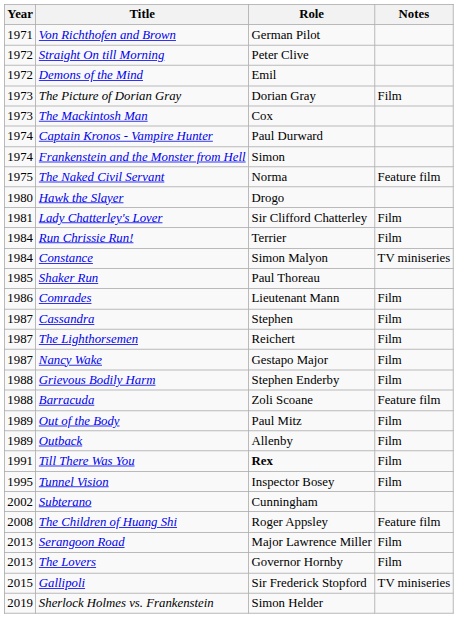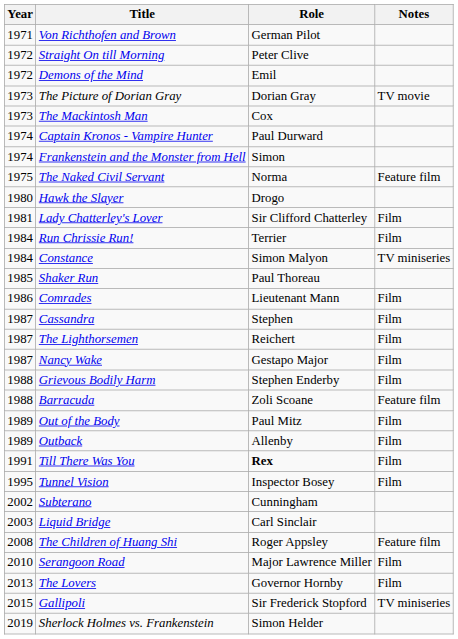(390, 95) Film -> (404, 95) TV movie
+ row: (75, 522)
(20, 542) 2013 -> (20, 562) 2010
